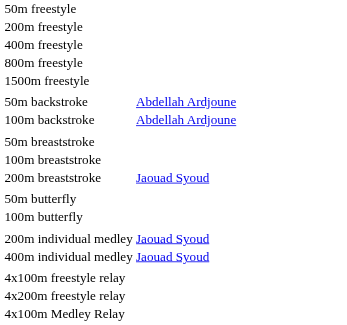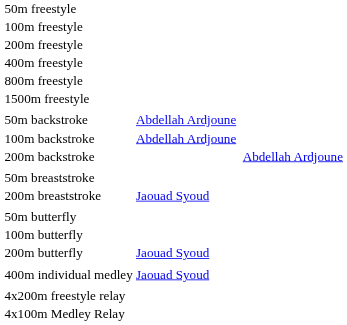+ row: (44, 26)
+ row: (49, 156)
- row: (53, 159)
+ row: (44, 253)
- row: (69, 238)
- row: (65, 277)
